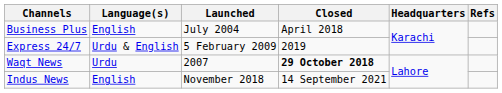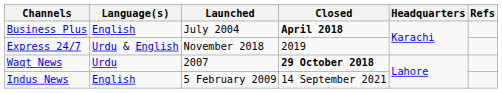(312, 30) normal -> (312, 30) bold
(230, 46) 5 February 2009 -> (224, 46) November 2018
(224, 80) November 2018 -> (230, 80) 5 February 2009
